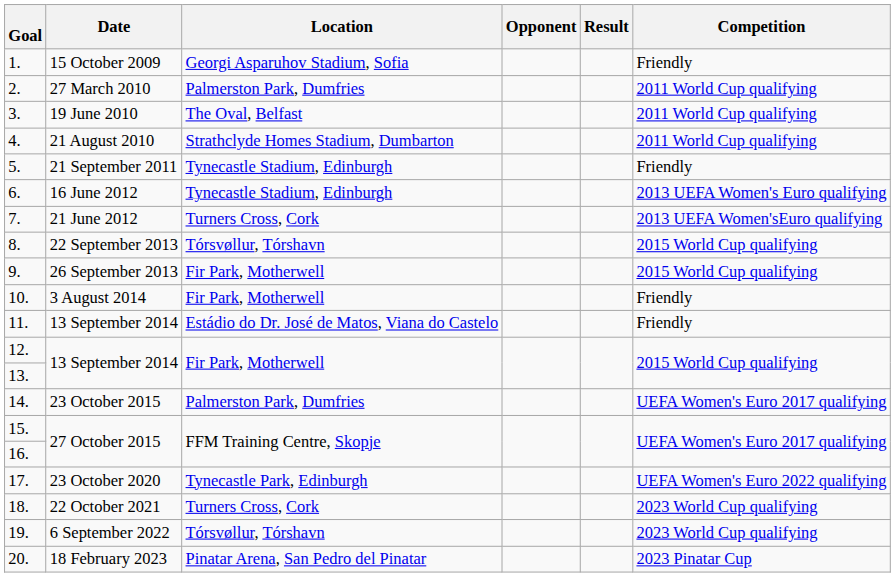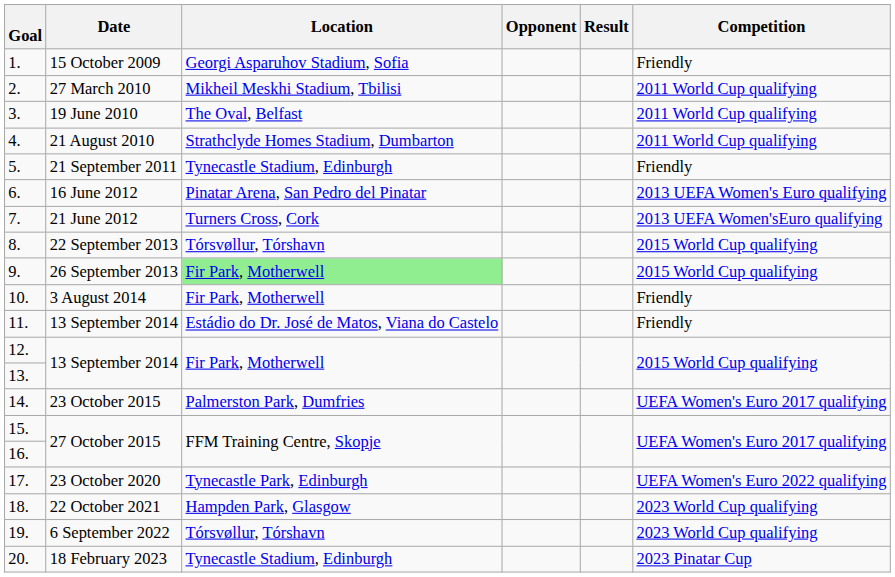(275, 88) Palmerston Park, Dumfries -> (293, 88) Mikheil Meskhi Stadium, Tbilisi
(289, 192) Tynecastle Stadium, Edinburgh -> (306, 192) Pinatar Arena, San Pedro del Pinatar
(255, 271) no background -> (255, 271) lightgreen background
(252, 506) Turners Cross, Cork -> (268, 506) Hampden Park, Glasgow
(306, 558) Pinatar Arena, San Pedro del Pinatar -> (289, 558) Tynecastle Stadium, Edinburgh
